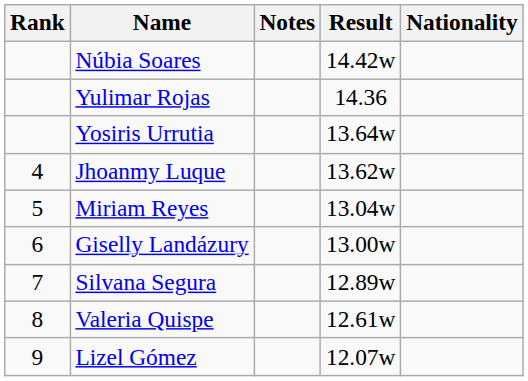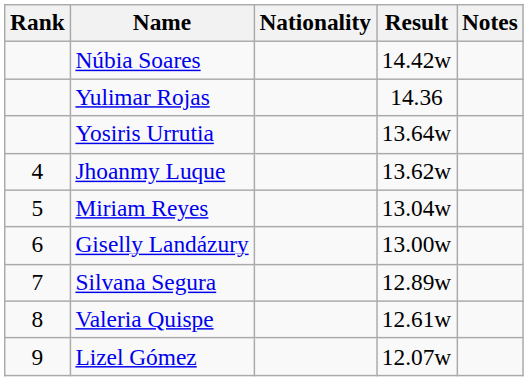columns swapped: (462, 23) <-> (287, 23)
